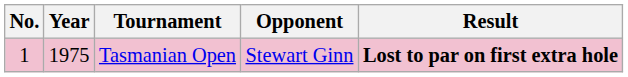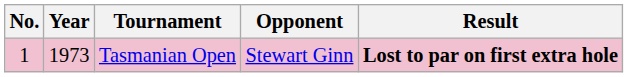(69, 55) 1975 -> (69, 55) 1973
